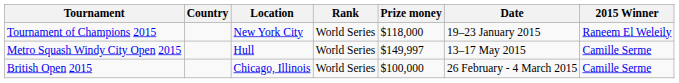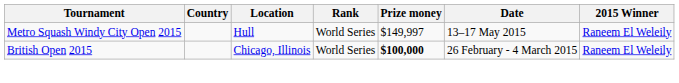- row: (82, 31)
(617, 50) Camille Serme -> (627, 31) Raneem El Weleily
(402, 68) normal -> (402, 50) bold
(617, 68) Camille Serme -> (627, 50) Raneem El Weleily
